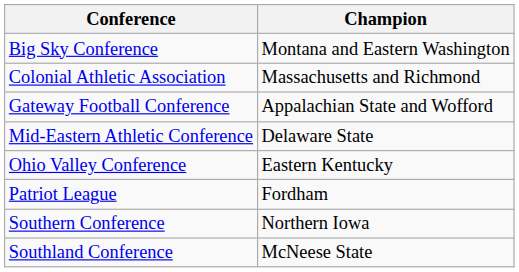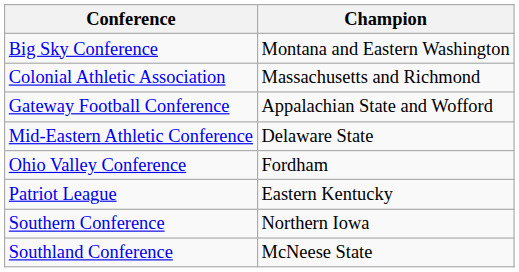(327, 164) Eastern Kentucky -> (295, 164) Fordham
(295, 194) Fordham -> (327, 194) Eastern Kentucky
